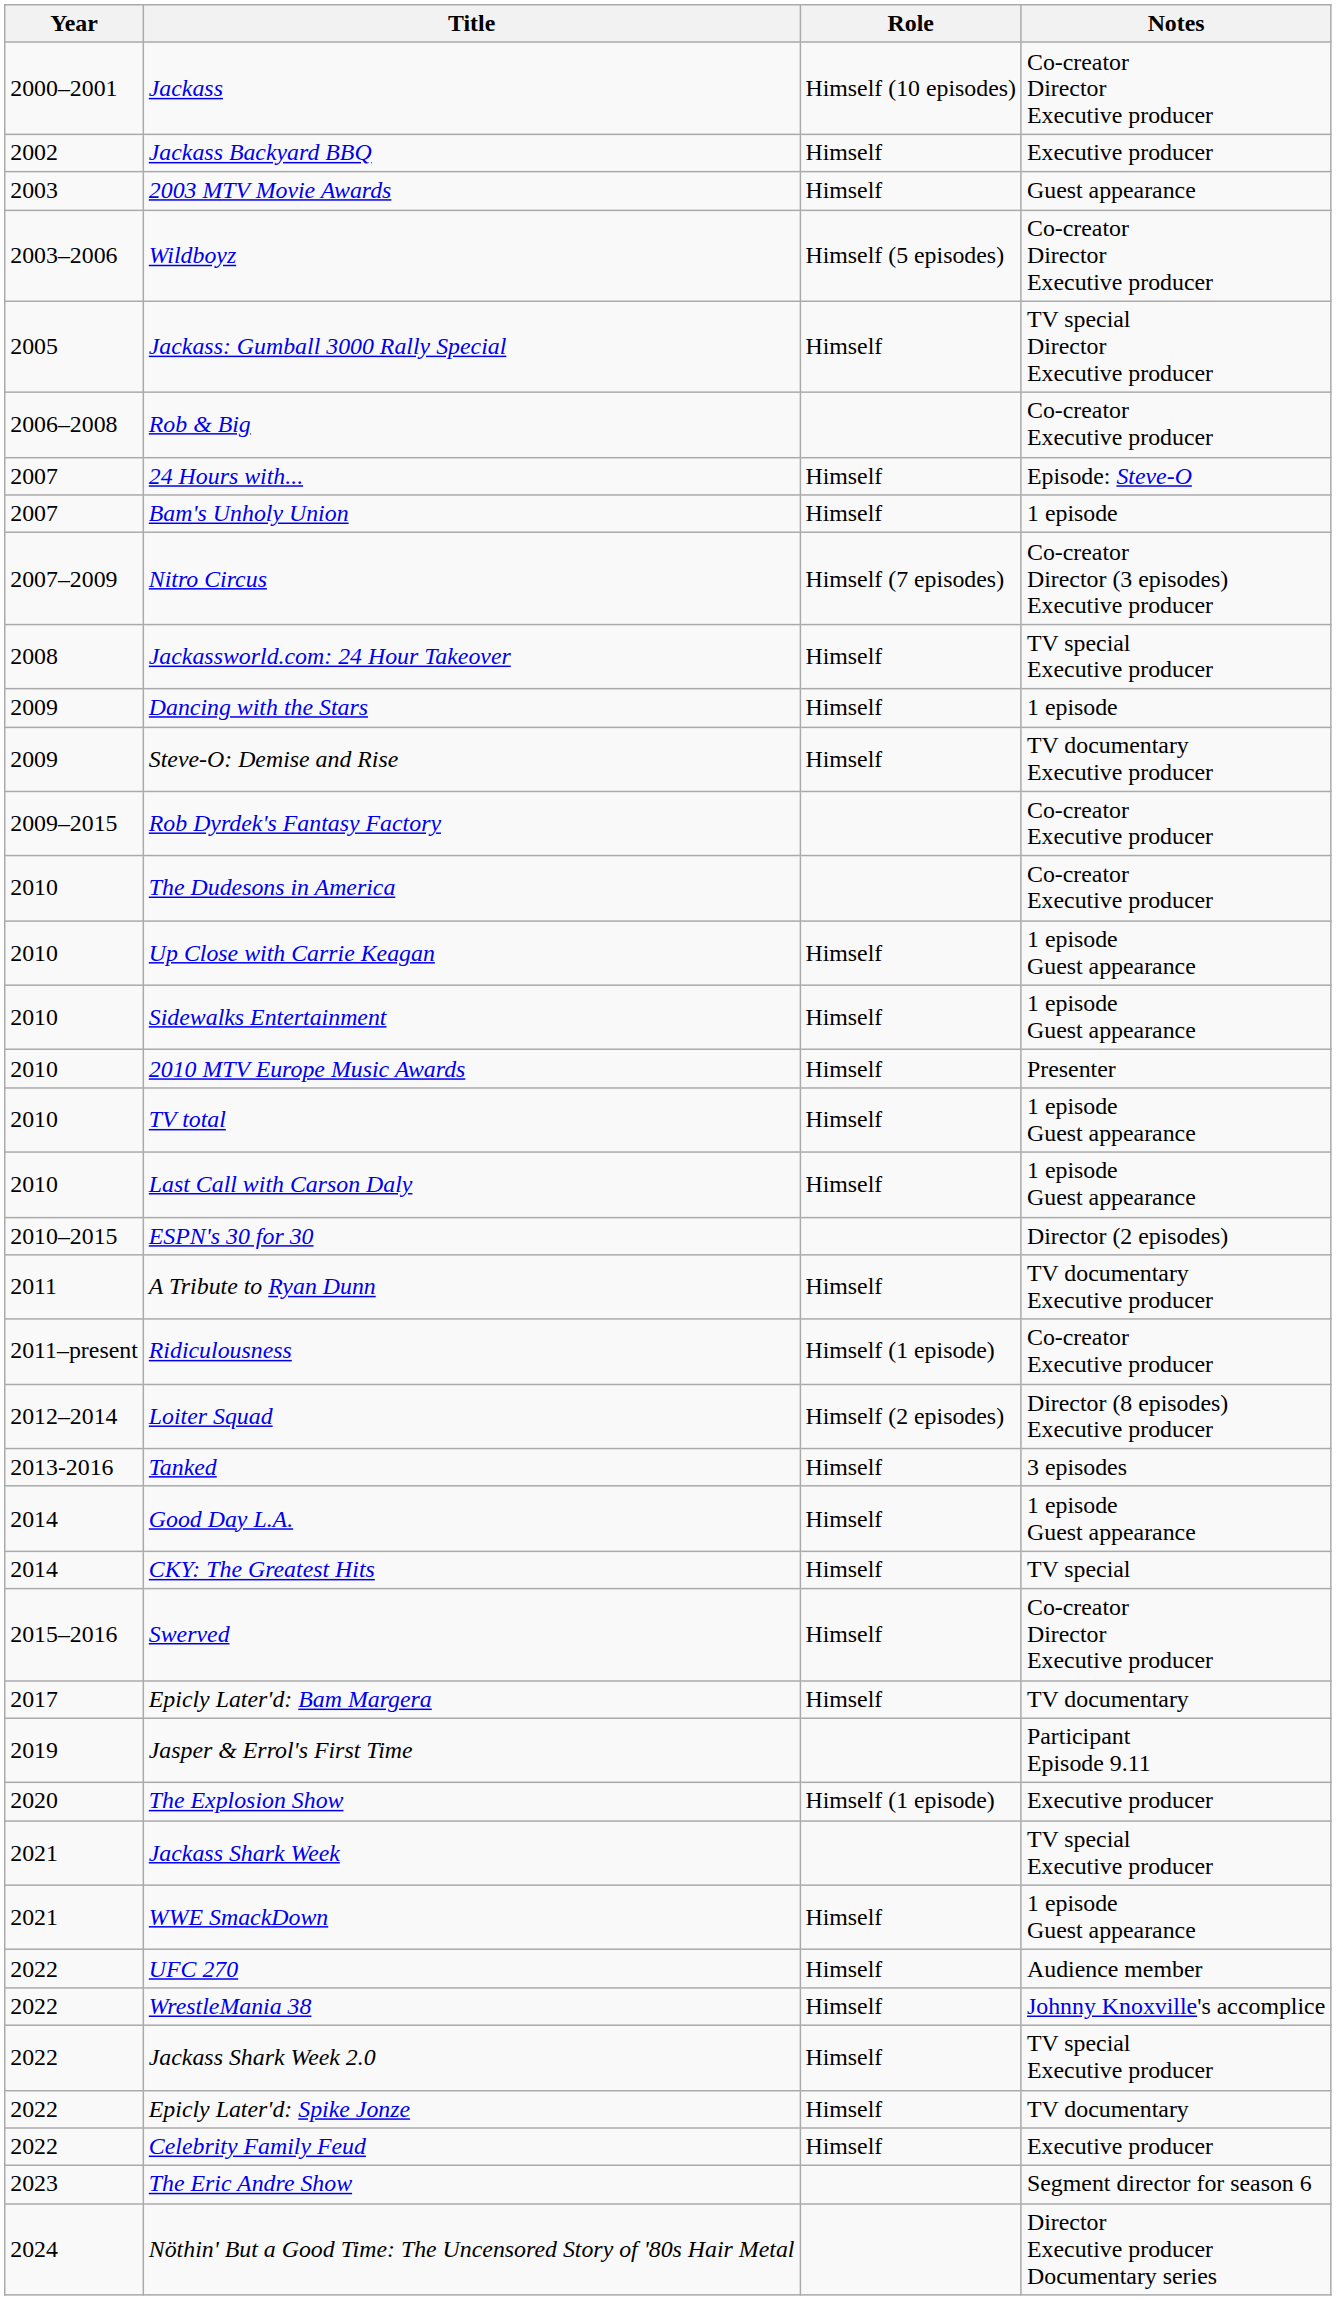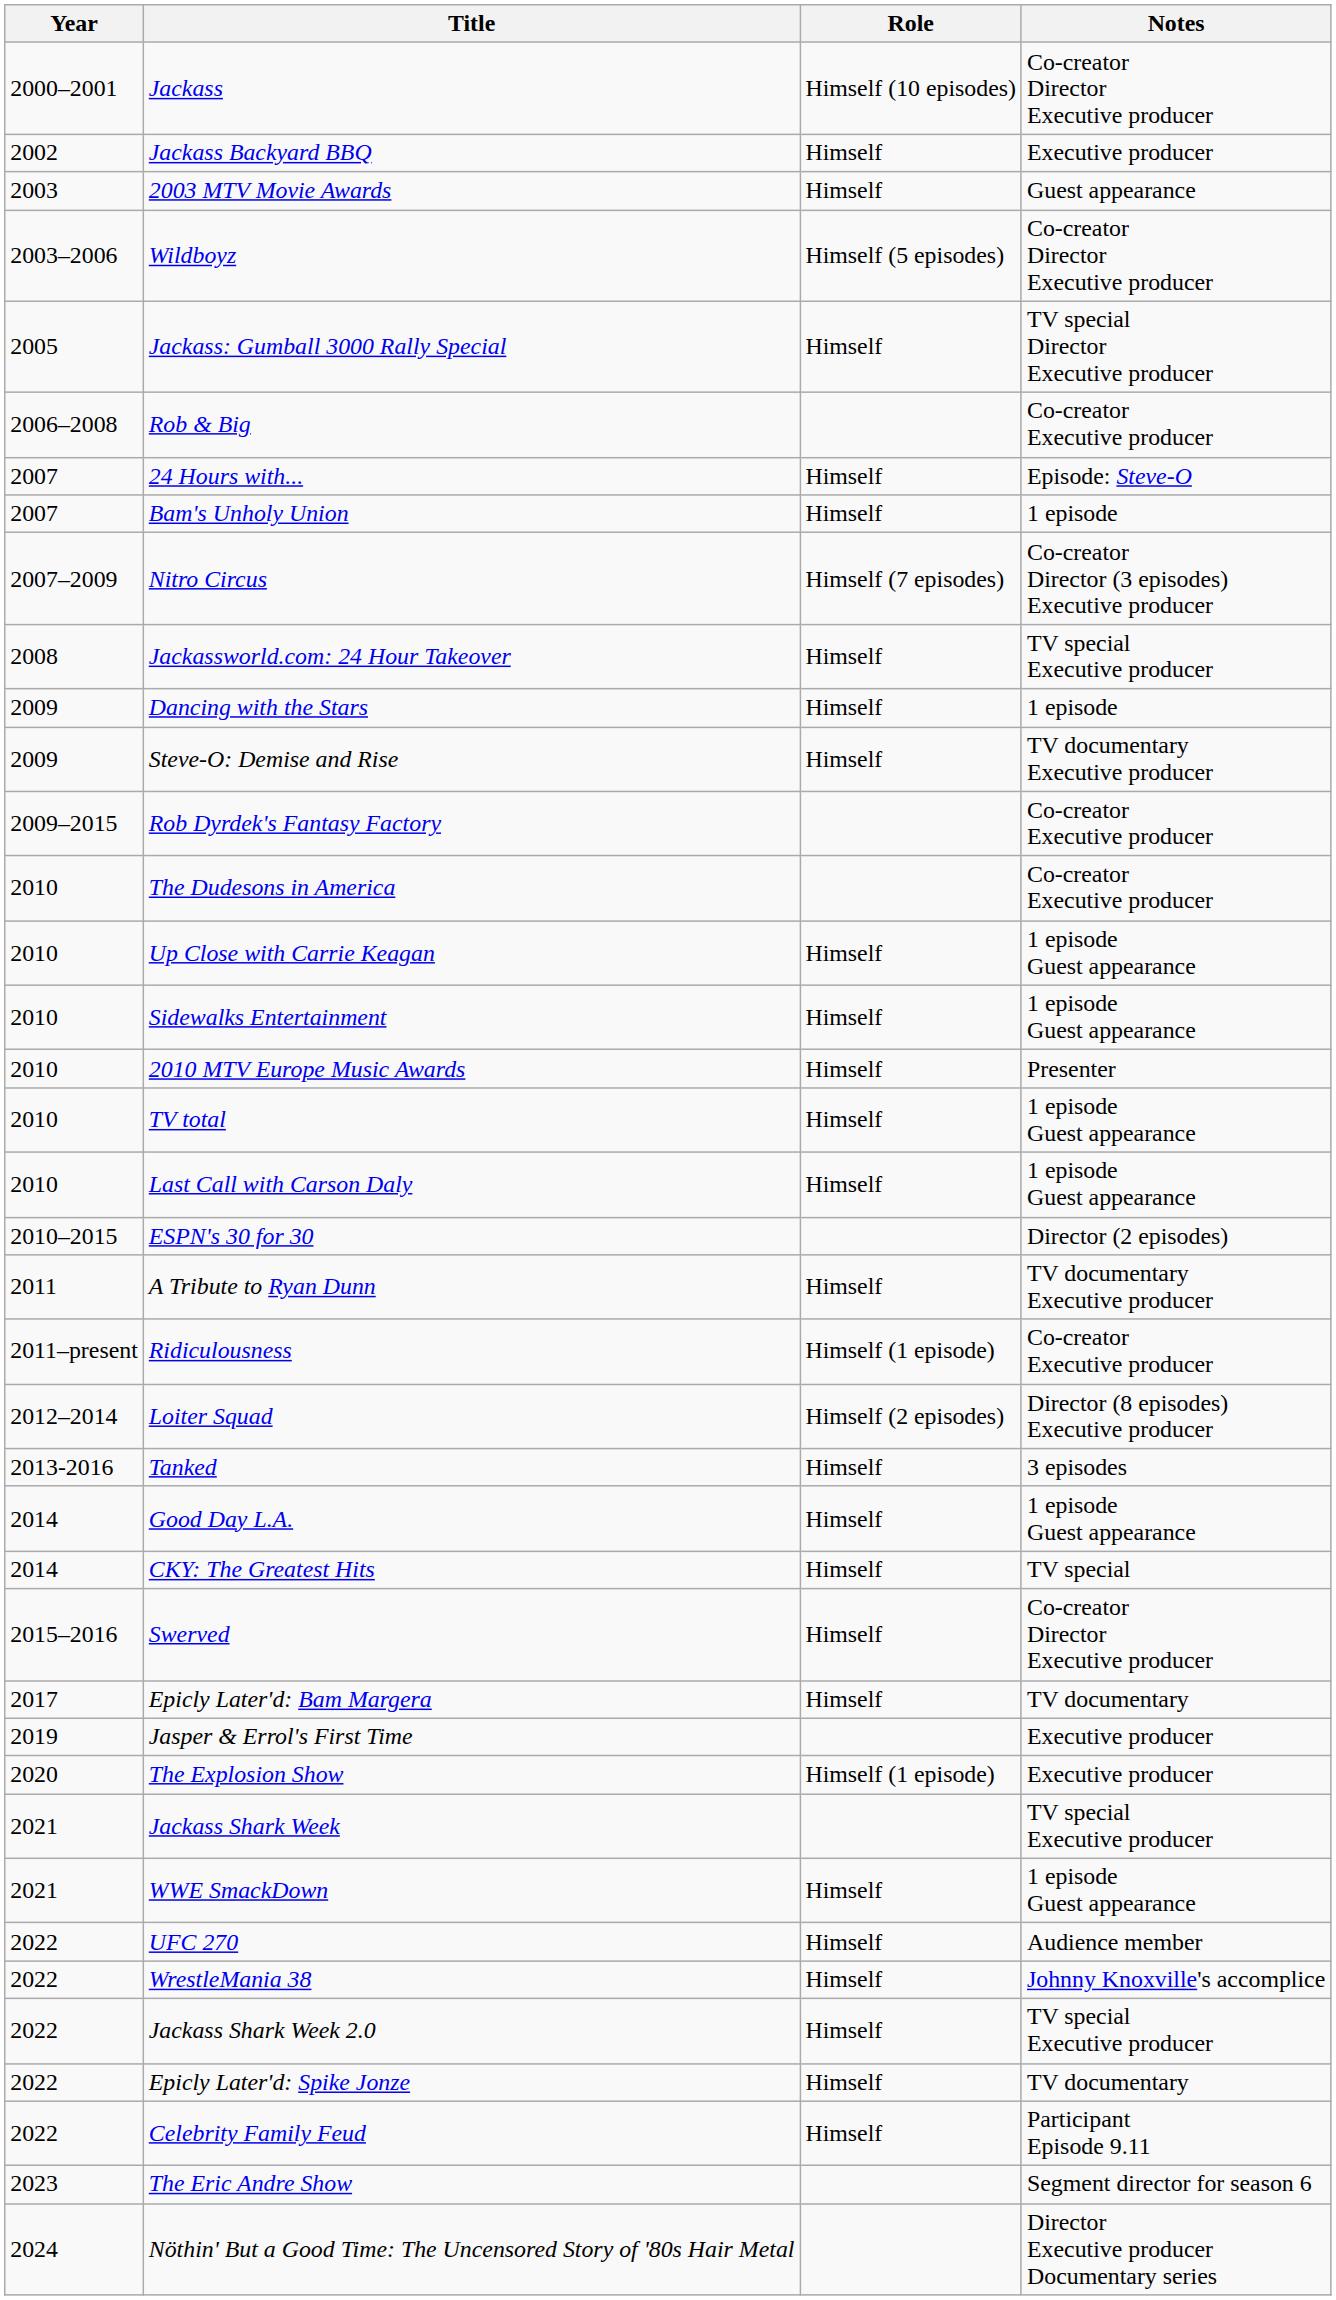(1089, 1750) Participant Episode 9.11 -> (1120, 1736) Executive producer
(1120, 2146) Executive producer -> (1089, 2133) Participant Episode 9.11
